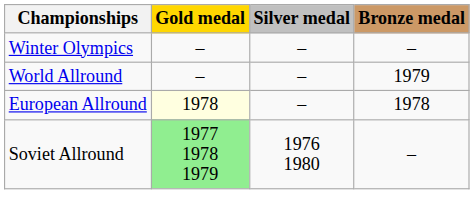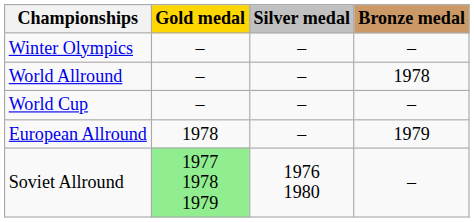(412, 76) 1979 -> (412, 76) 1978
+ row: (48, 104)
(200, 104) lightyellow background -> (200, 133) no background
(412, 104) 1978 -> (412, 133) 1979
